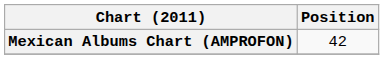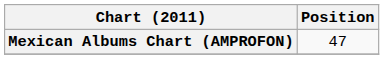(338, 42) 42 -> (338, 42) 47
